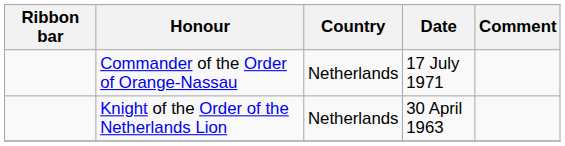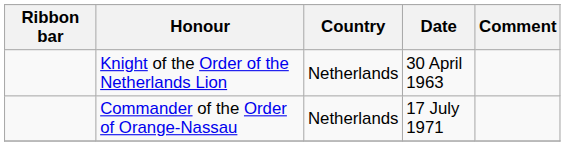rows swapped: (194, 118) <-> (194, 72)
